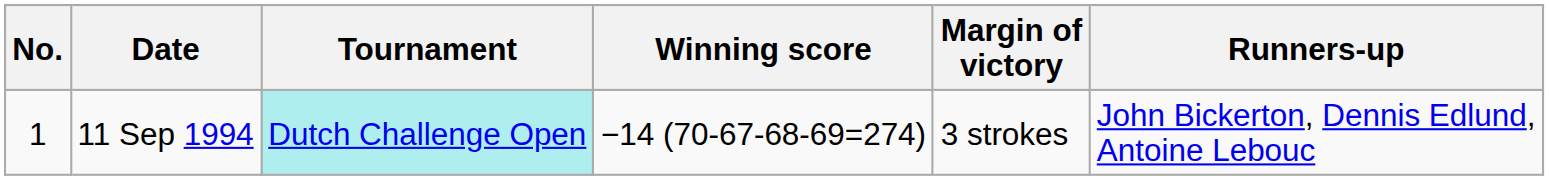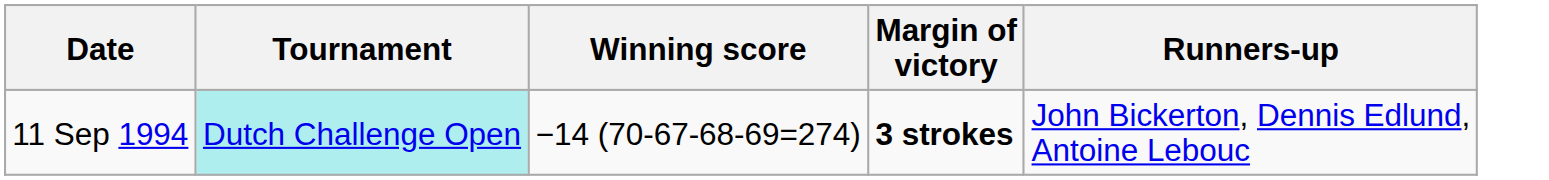- column: (38, 48)
(1004, 133) normal -> (944, 133) bold
